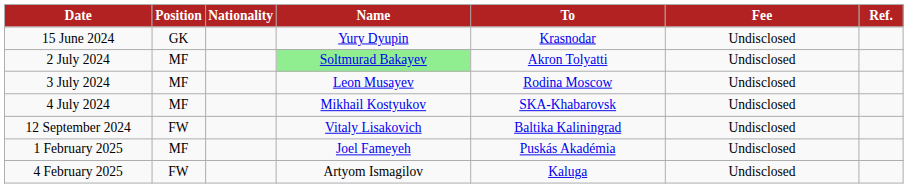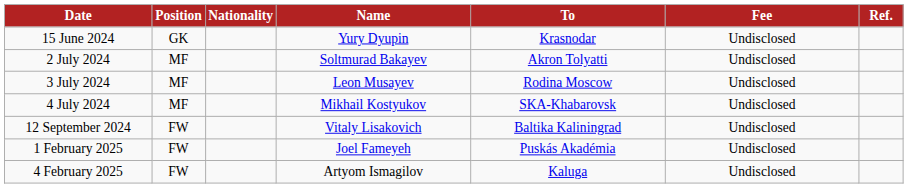(373, 60) lightgreen background -> (373, 60) no background
(178, 150) MF -> (178, 150) FW
